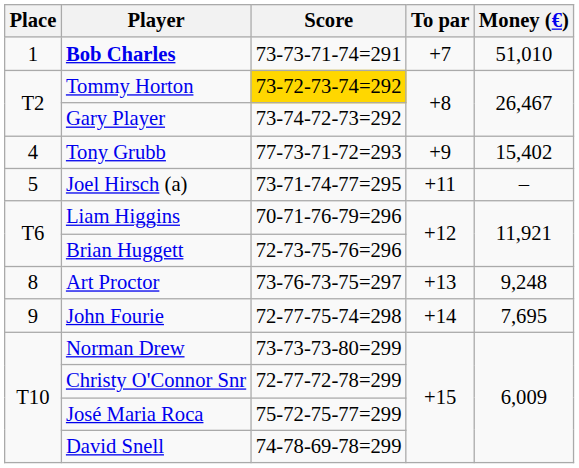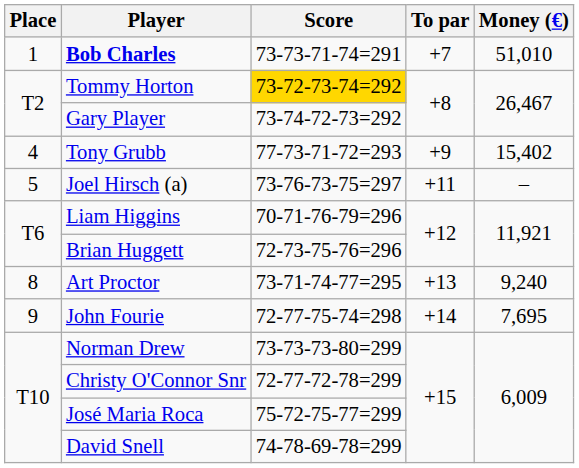(329, 184) 73-71-74-77=295 -> (329, 184) 73-76-73-75=297
(329, 282) 73-76-73-75=297 -> (329, 282) 73-71-74-77=295
(524, 282) 9,248 -> (524, 282) 9,240
